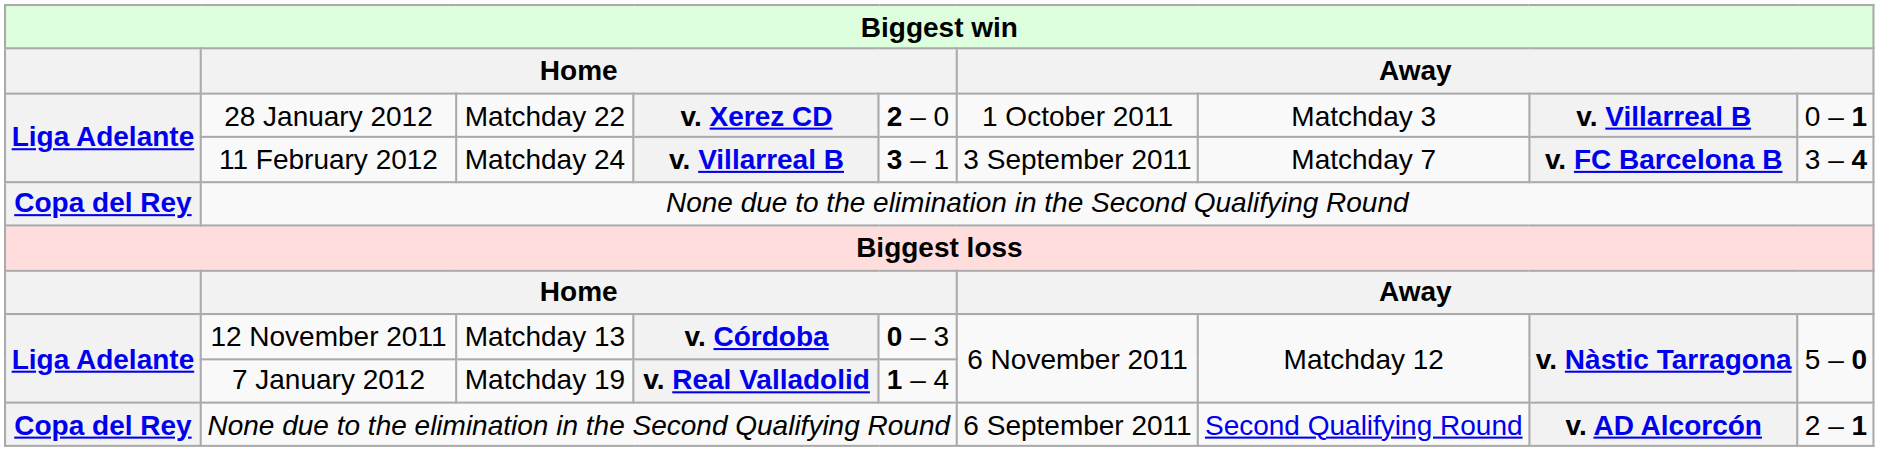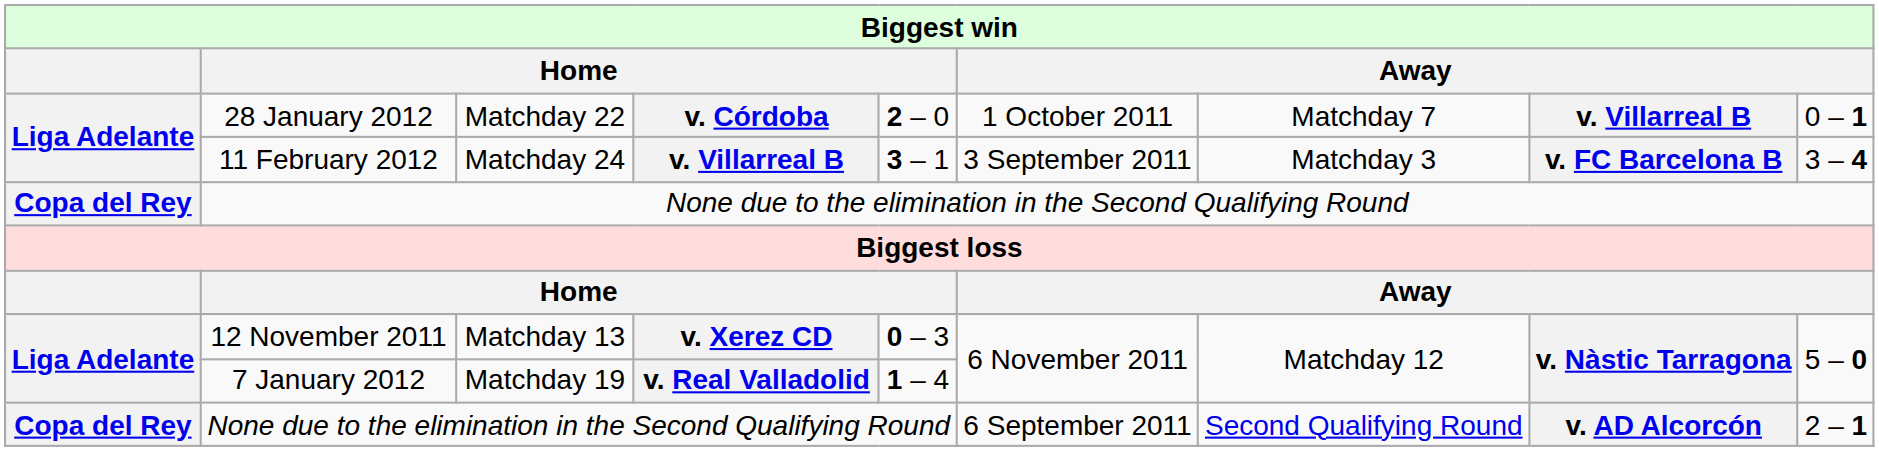(757, 115) v. Xerez CD -> (757, 115) v. Córdoba
(1364, 115) Matchday 3 -> (1364, 115) Matchday 7
(1364, 159) Matchday 7 -> (1364, 159) Matchday 3
(757, 336) v. Córdoba -> (757, 336) v. Xerez CD
